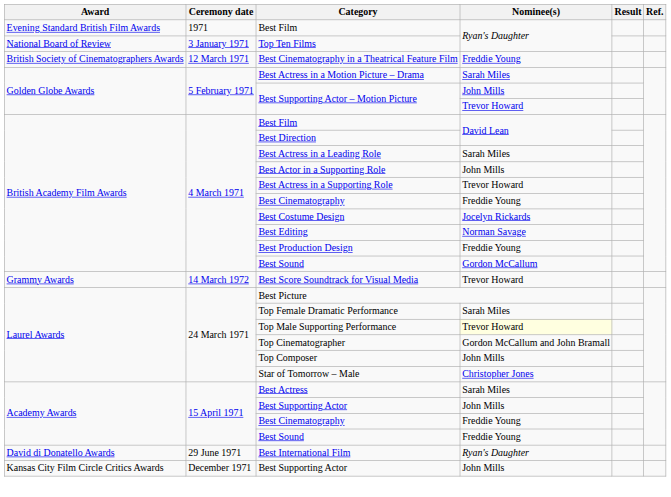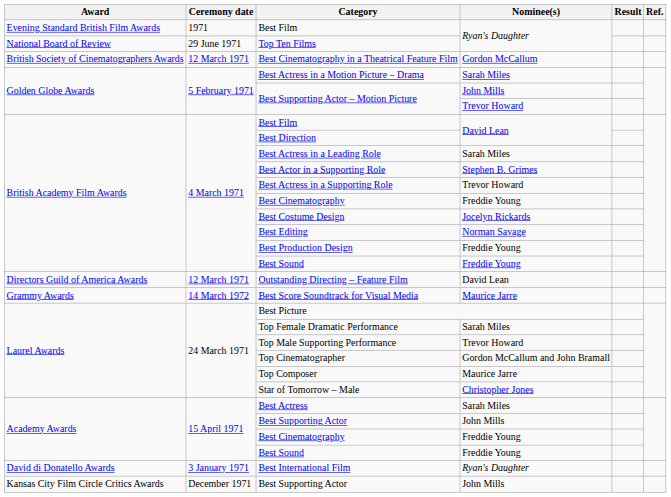(219, 43) 3 January 1971 -> (215, 43) 29 June 1971
(491, 59) Freddie Young -> (500, 59) Gordon McCallum
(483, 169) John Mills -> (500, 169) Stephen B. Grimes
(500, 264) Gordon McCallum -> (491, 264) Freddie Young
+ row: (77, 279)
(493, 279) Trevor Howard -> (490, 295) Maurice Jarre
(493, 327) lightyellow background -> (493, 342) no background
(483, 358) John Mills -> (490, 374) Maurice Jarre
(215, 452) 29 June 1971 -> (219, 468) 3 January 1971
